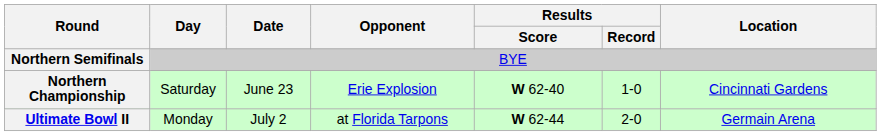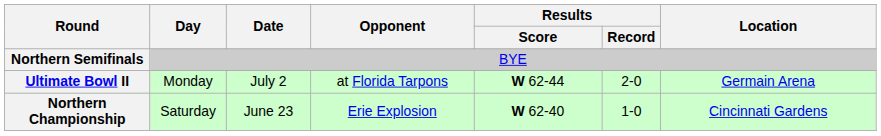rows swapped: (77, 89) <-> (77, 119)
